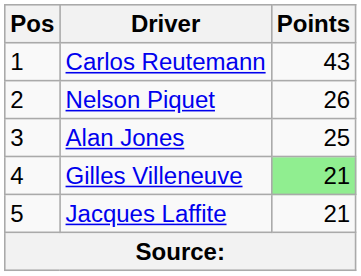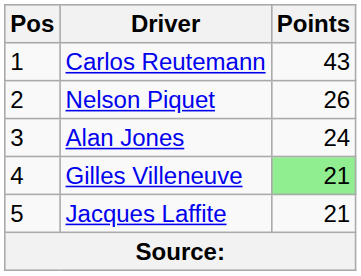(337, 138) 25 -> (337, 138) 24
